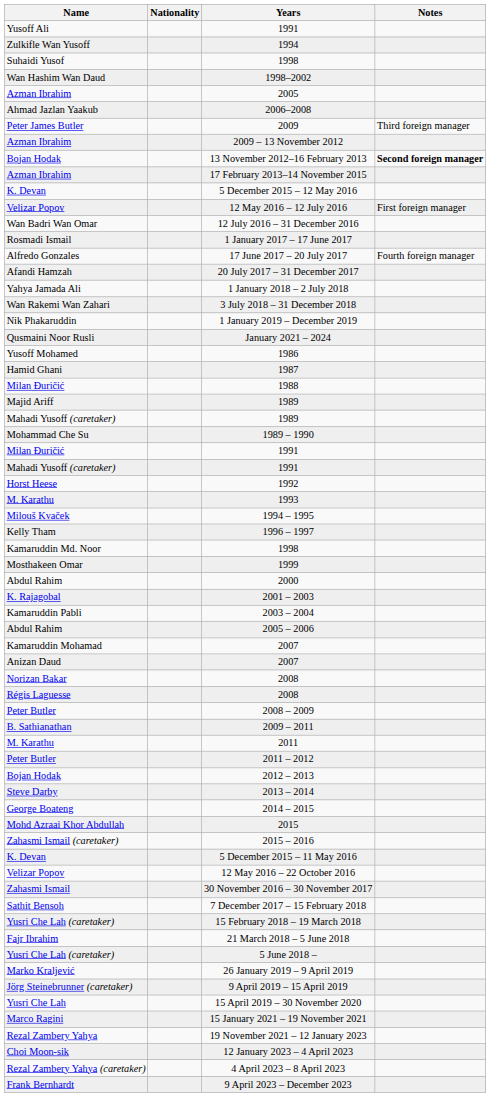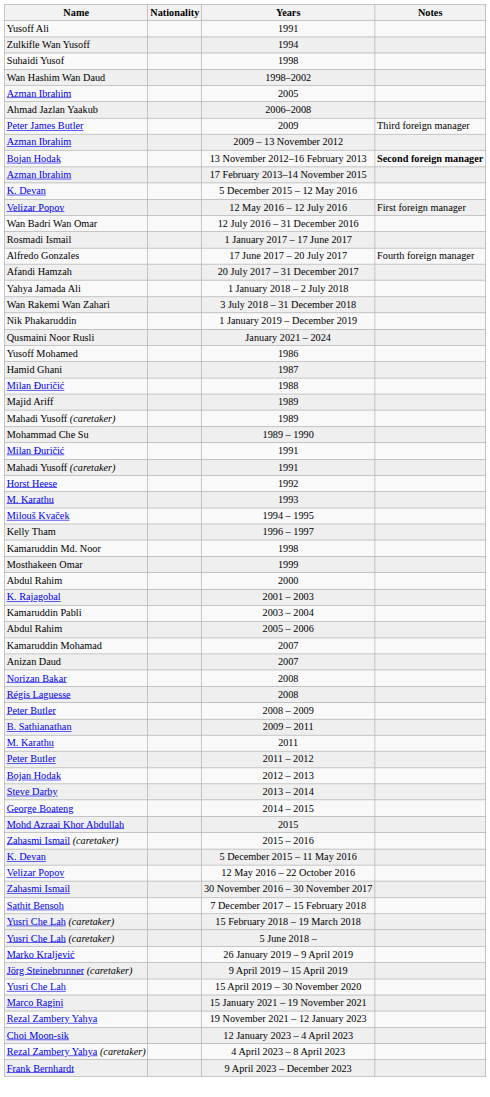- row: (32, 938)
